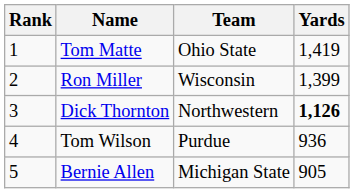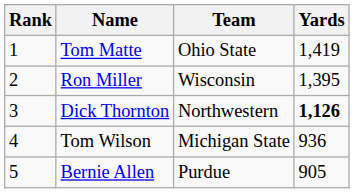(319, 80) 1,399 -> (319, 80) 1,395
(204, 141) Purdue -> (234, 141) Michigan State
(234, 172) Michigan State -> (204, 172) Purdue
